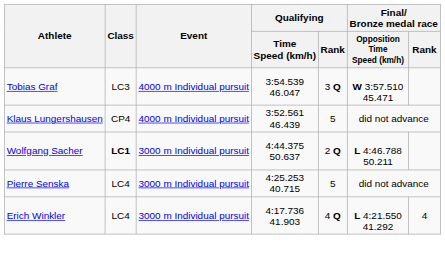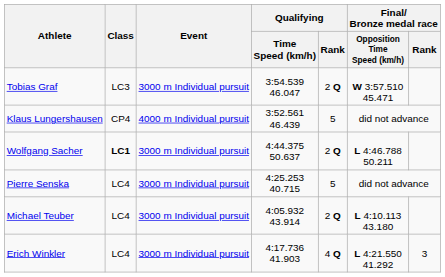(194, 87) 4000 m Individual pursuit -> (194, 87) 3000 m Individual pursuit
(333, 87) 3 Q -> (333, 87) 2 Q
+ row: (40, 216)
(424, 216) 4 -> (424, 254) 3
